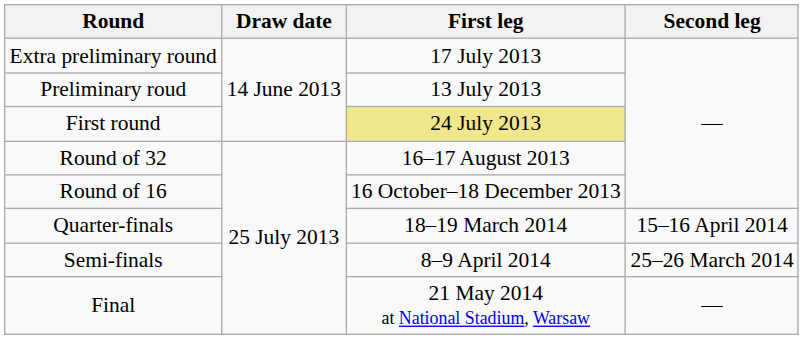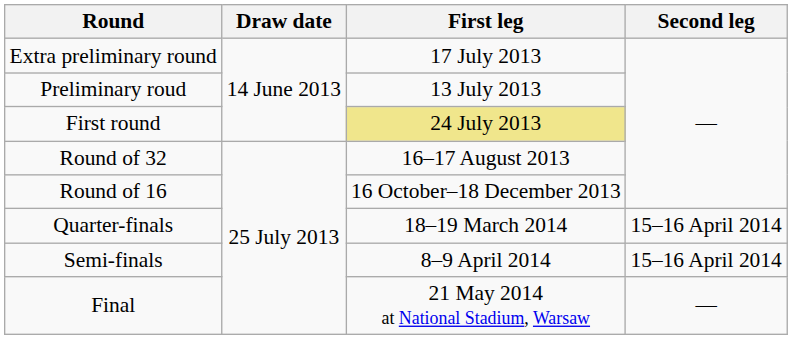(712, 259) 25–26 March 2014 -> (706, 259) 15–16 April 2014
